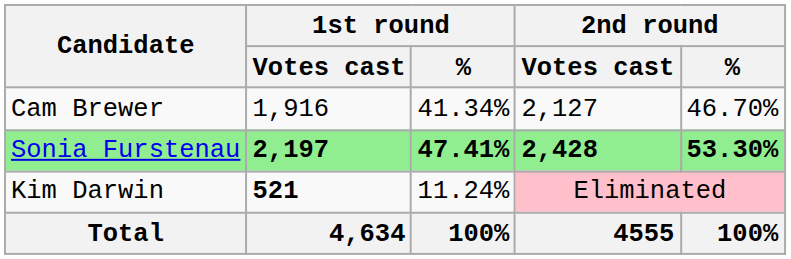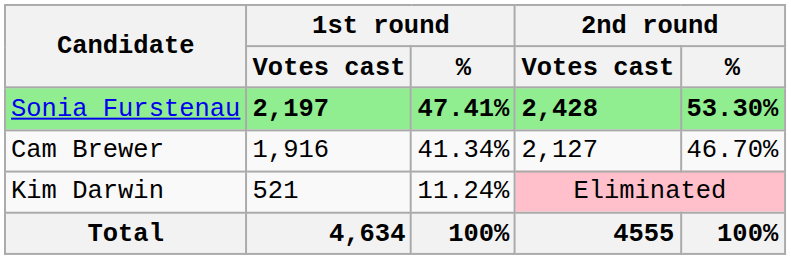rows swapped: (126, 150) <-> (87, 109)
(275, 192) bold -> (275, 192) normal
